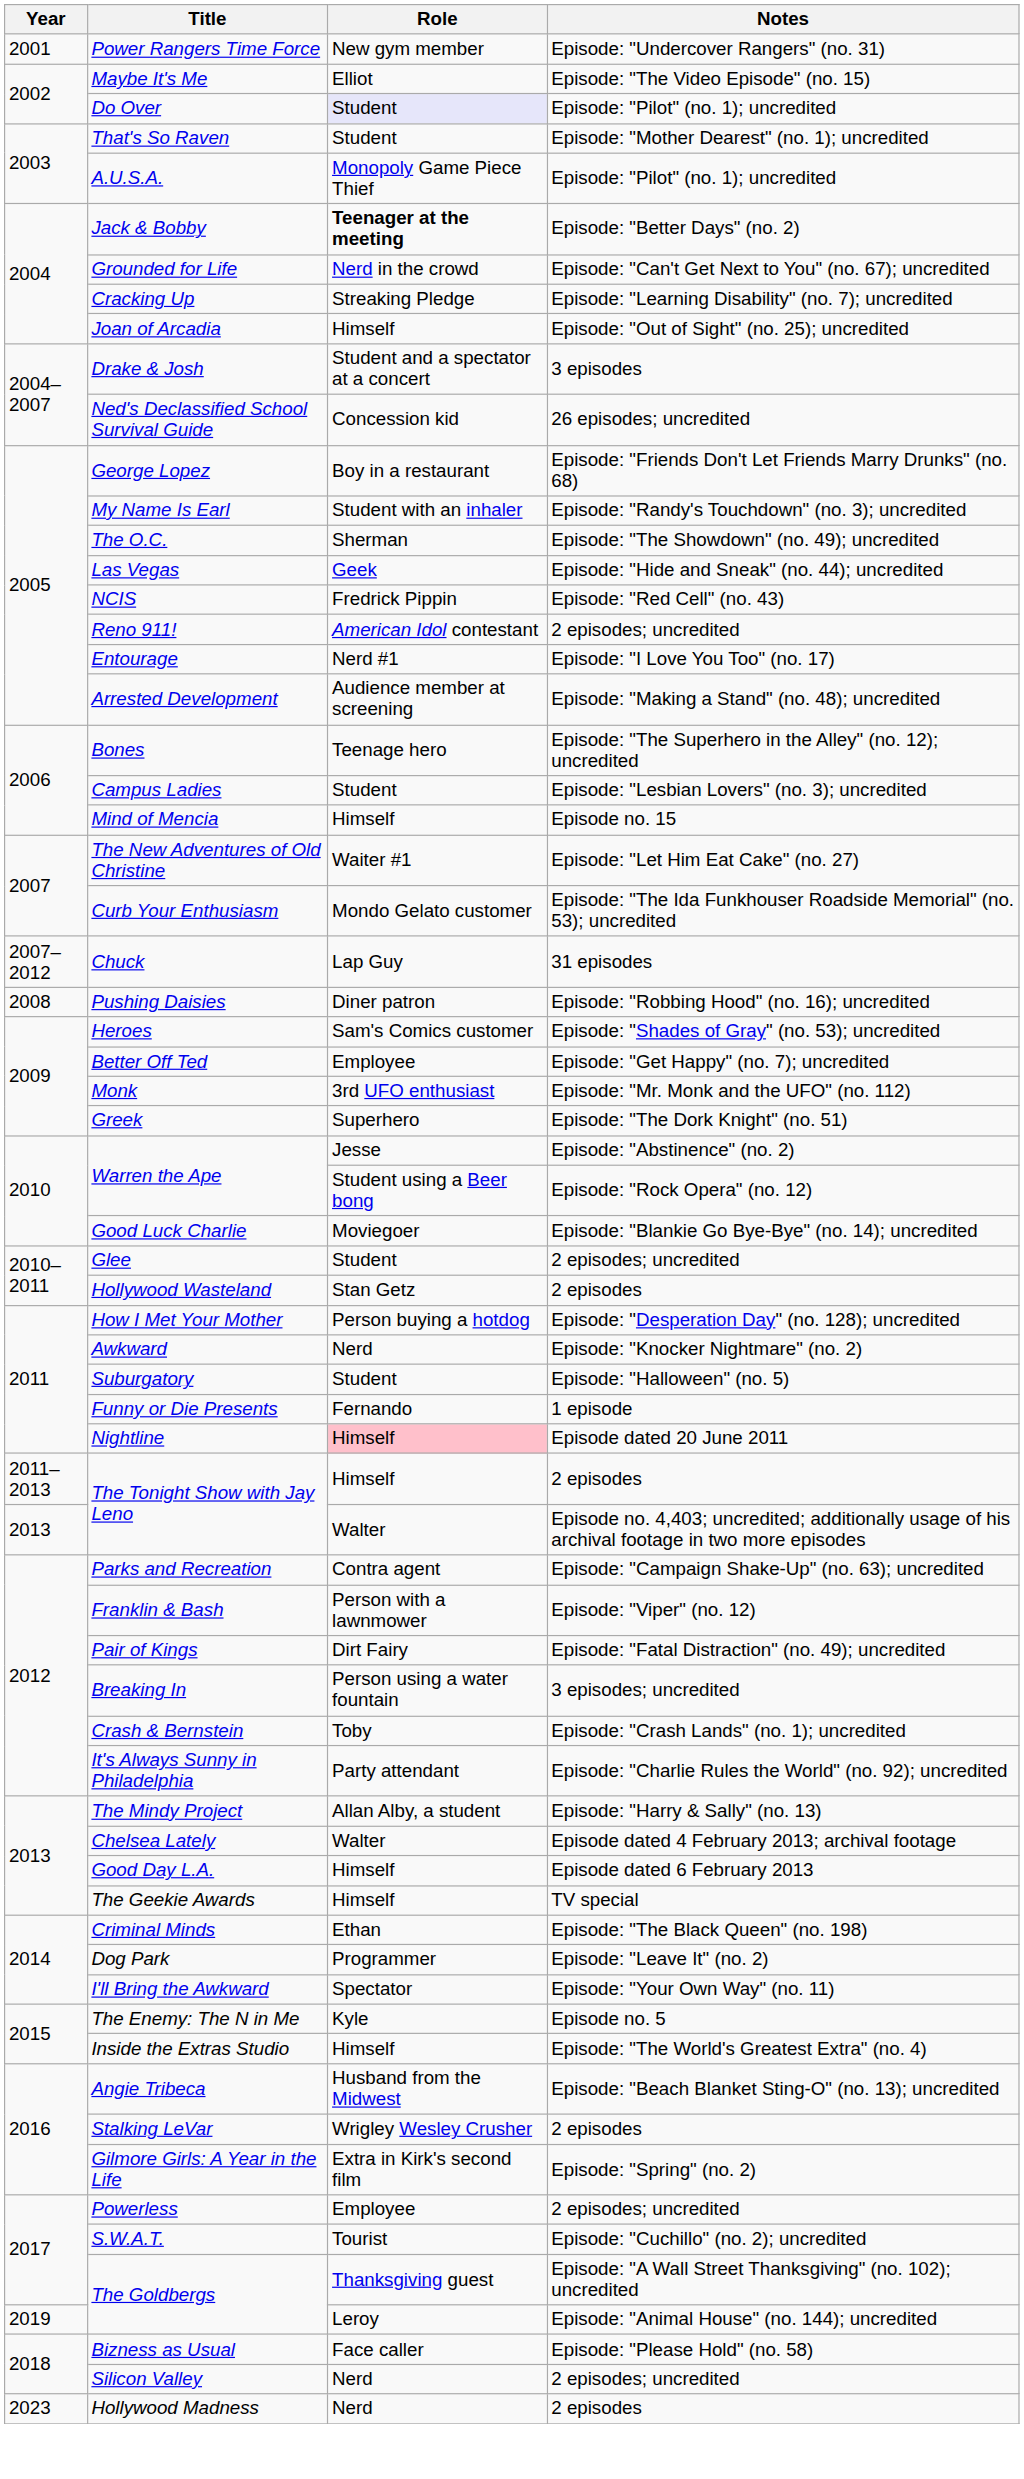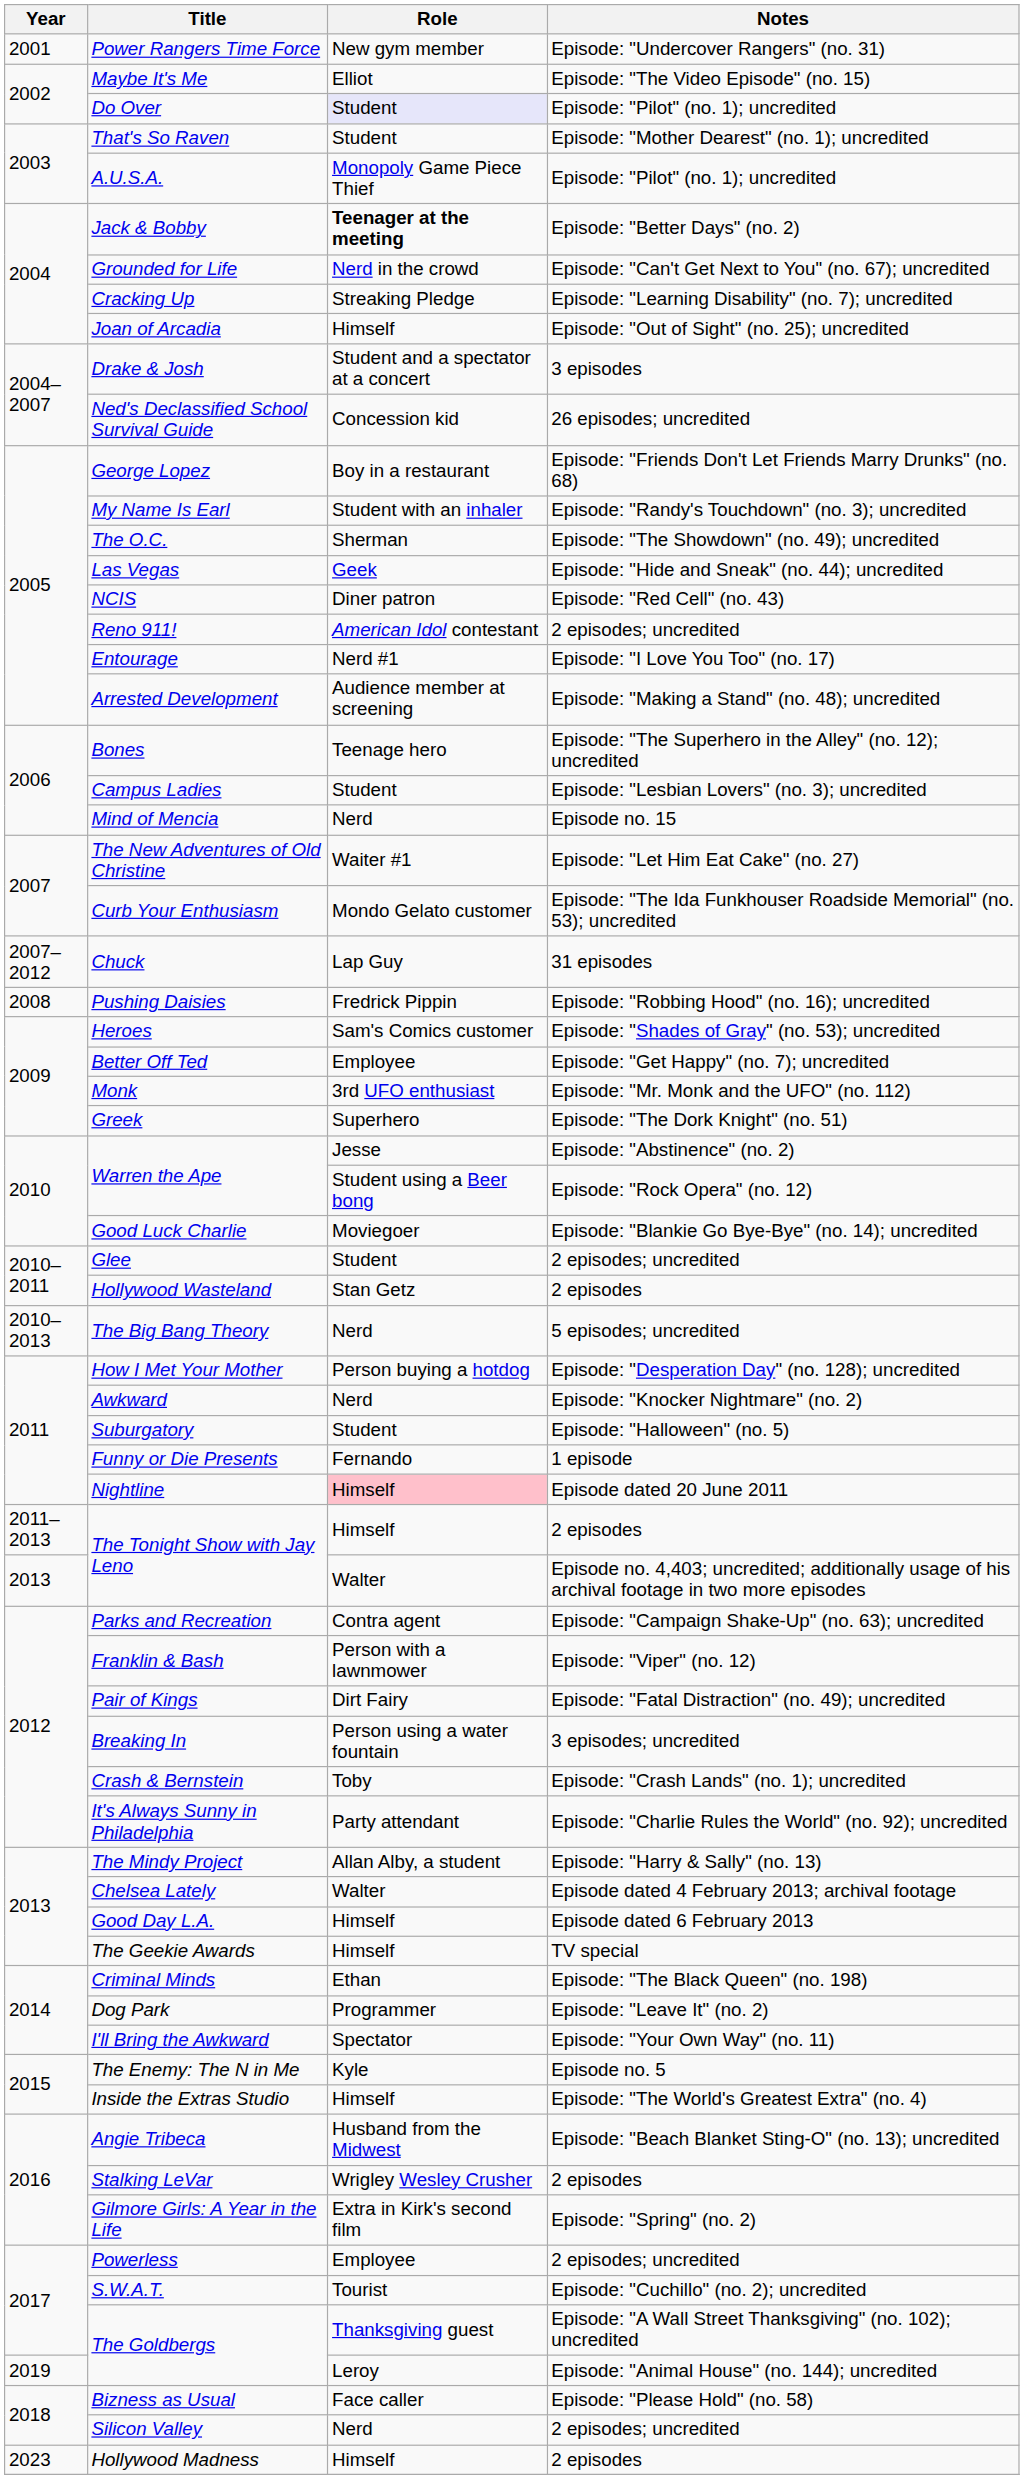(394, 599) Fredrick Pippin -> (384, 599) Diner patron
(363, 819) Himself -> (352, 819) Nerd
(384, 1001) Diner patron -> (394, 1001) Fredrick Pippin
+ row: (180, 1330)
(352, 2408) Nerd -> (363, 2459) Himself
